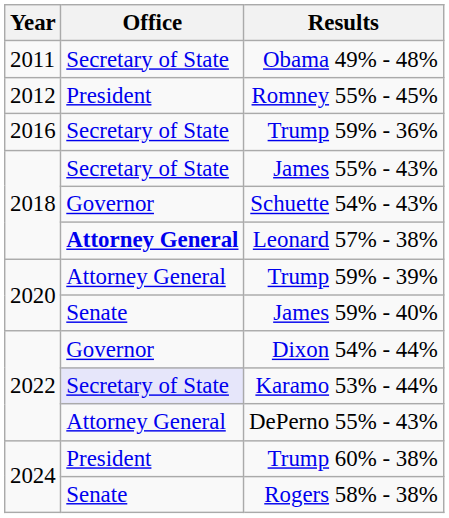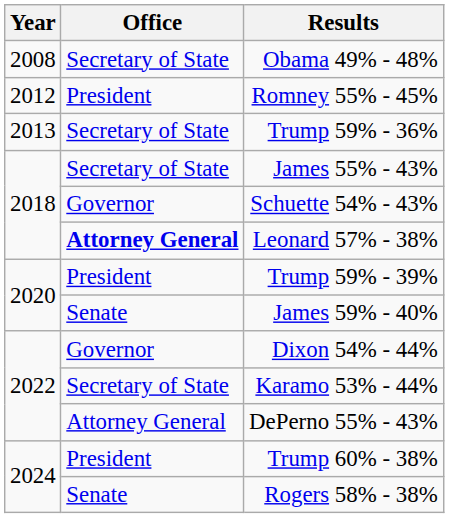(32, 58) 2011 -> (33, 58) 2008
(33, 131) 2016 -> (33, 131) 2013
(146, 276) Attorney General -> (109, 276) President
(148, 385) lavender background -> (148, 385) no background
